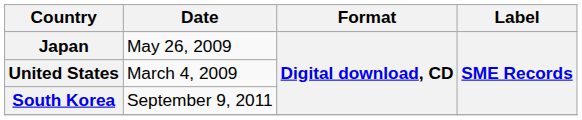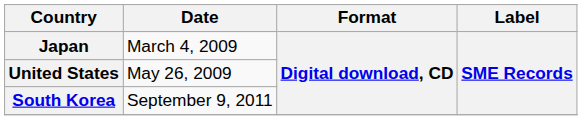(179, 45) May 26, 2009 -> (182, 45) March 4, 2009
(182, 73) March 4, 2009 -> (179, 73) May 26, 2009
